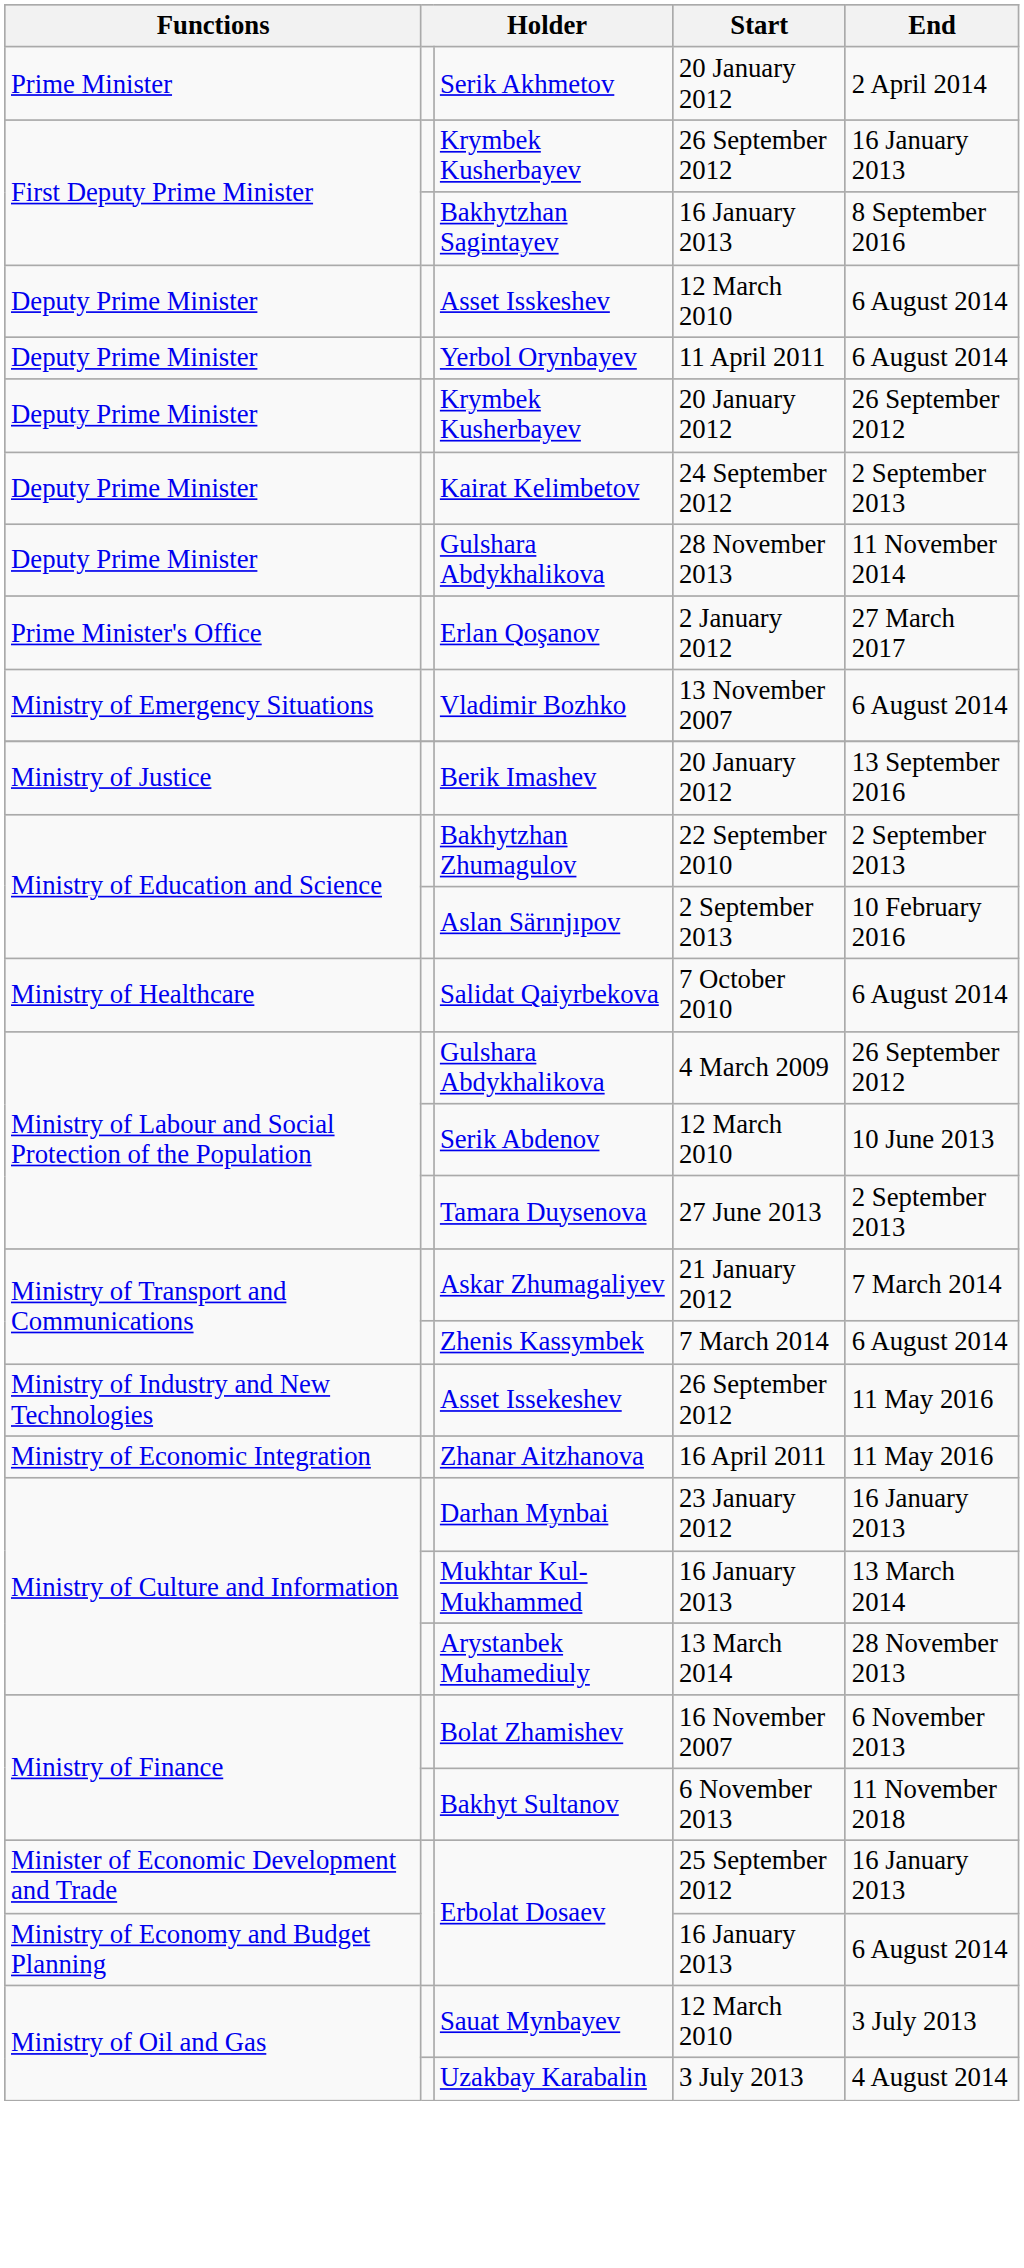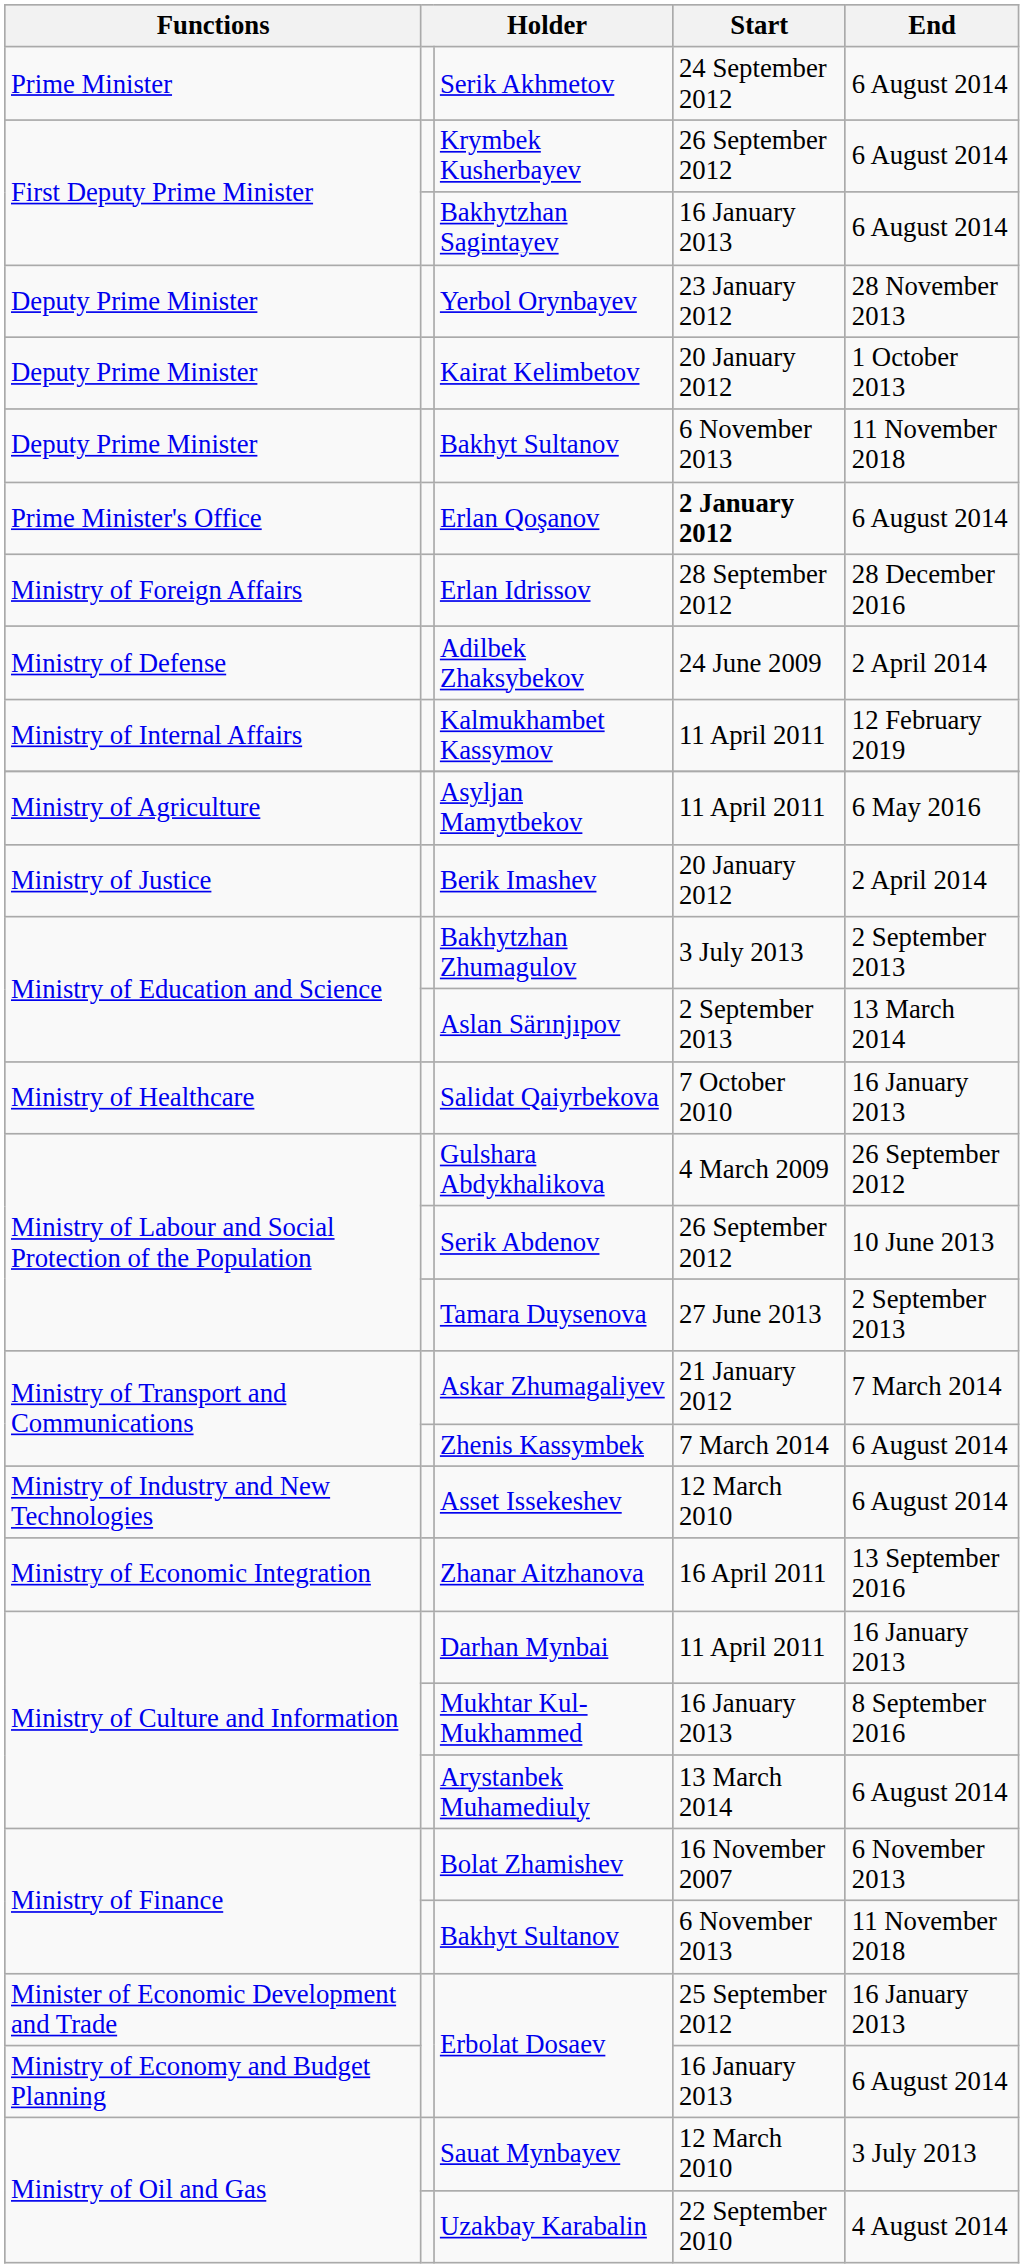(737, 83) 20 January 2012 -> (753, 83) 24 September 2012
(919, 83) 2 April 2014 -> (930, 83) 6 August 2014
(910, 155) 16 January 2013 -> (930, 155) 6 August 2014
(919, 227) 8 September 2016 -> (930, 227) 6 August 2014
- row: (134, 300)
(752, 357) 11 April 2011 -> (737, 300) 23 January 2012
(930, 357) 6 August 2014 -> (925, 300) 28 November 2013
- row: (134, 415)
(753, 487) 24 September 2012 -> (737, 372) 20 January 2012
(919, 487) 2 September 2013 -> (905, 372) 1 October 2013
+ row: (134, 445)
- row: (134, 560)
(731, 632) normal -> (737, 517) bold
(903, 632) 27 March 2017 -> (930, 517) 6 August 2014
+ row: (157, 590)
+ row: (119, 662)
- row: (192, 704)
+ row: (157, 735)
+ row: (136, 807)
(926, 777) 13 September 2016 -> (919, 879) 2 April 2014
(753, 849) 22 September 2010 -> (741, 952) 3 July 2013
(917, 922) 10 February 2016 -> (903, 1024) 13 March 2014
(930, 994) 6 August 2014 -> (910, 1097) 16 January 2013
(731, 1139) 12 March 2010 -> (753, 1242) 26 September 2012
(753, 1399) 26 September 2012 -> (731, 1501) 12 March 2010
(923, 1399) 11 May 2016 -> (930, 1501) 6 August 2014
(923, 1456) 11 May 2016 -> (926, 1574) 13 September 2016
(737, 1514) 23 January 2012 -> (752, 1646) 11 April 2011
(903, 1586) 13 March 2014 -> (919, 1719) 8 September 2016
(925, 1658) 28 November 2013 -> (930, 1791) 6 August 2014
(741, 2078) 3 July 2013 -> (753, 2226) 22 September 2010
